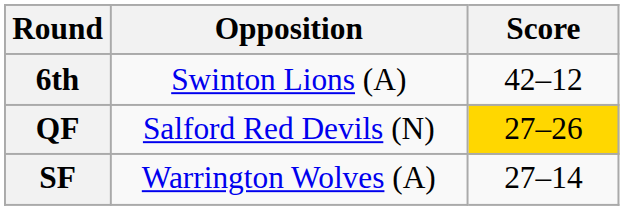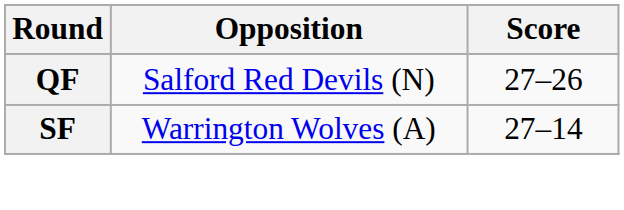- row: (58, 79)
(543, 128) gold background -> (543, 79) no background
